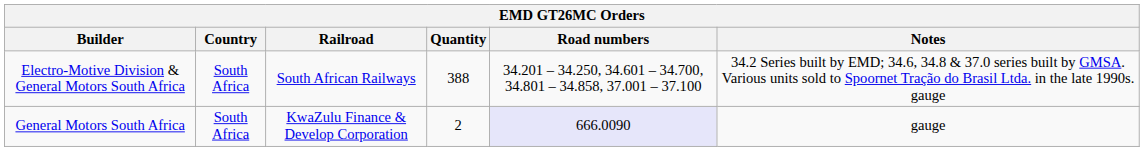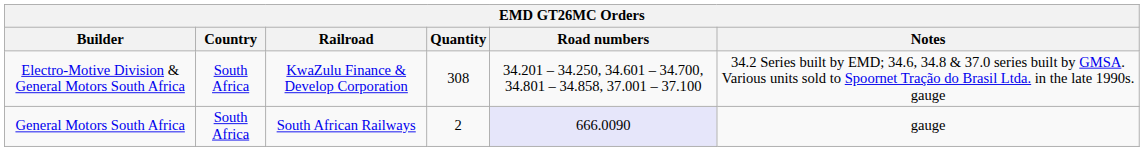(346, 78) South African Railways -> (346, 78) KwaZulu Finance & Develop Corporation
(458, 78) 388 -> (458, 78) 308
(346, 126) KwaZulu Finance & Develop Corporation -> (346, 126) South African Railways
